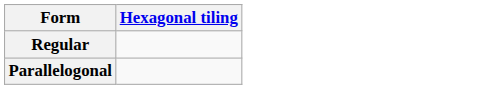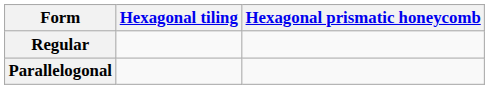+ column: (363, 17)
